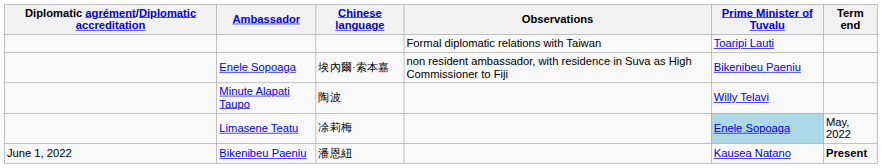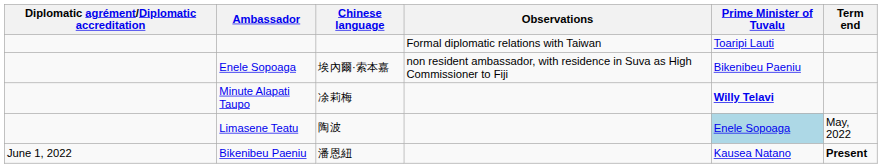(330, 97) 陶波 -> (335, 97) 凃莉梅
(741, 98) normal -> (744, 98) bold
(335, 128) 凃莉梅 -> (330, 128) 陶波
